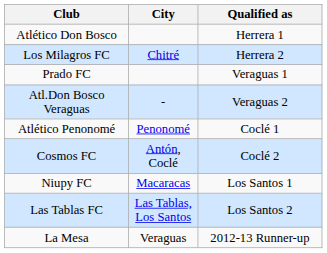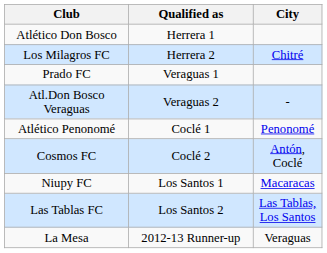columns swapped: (163, 14) <-> (260, 14)
